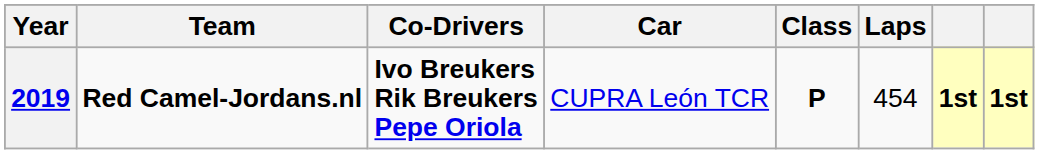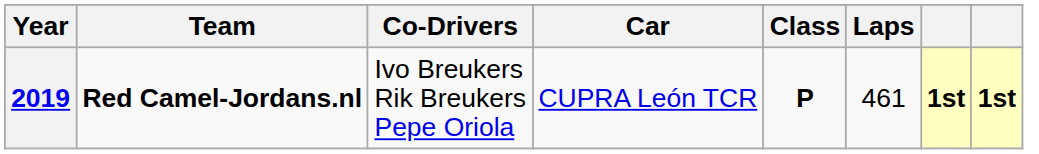(456, 98) bold -> (450, 98) normal
(895, 98) 454 -> (884, 98) 461
